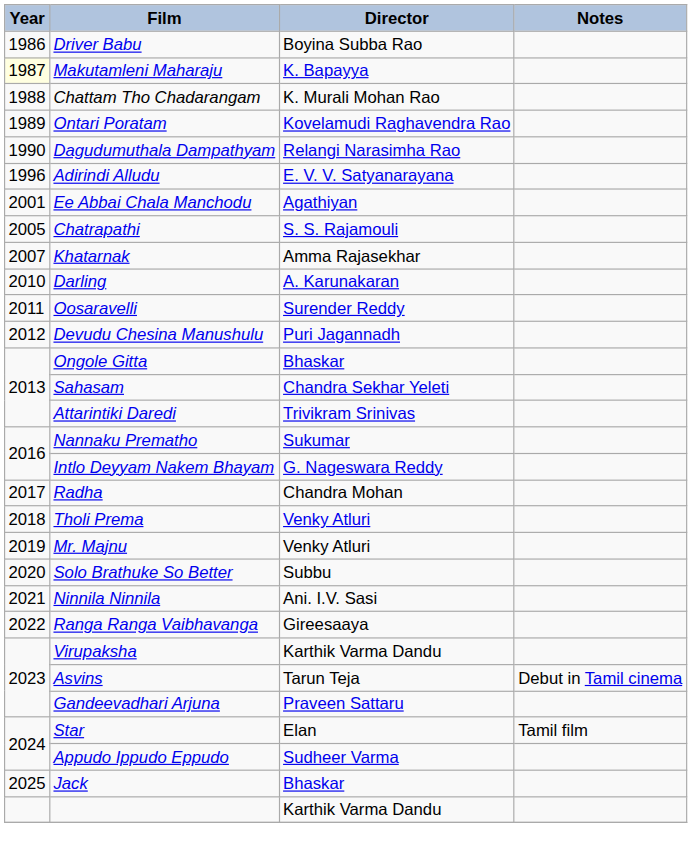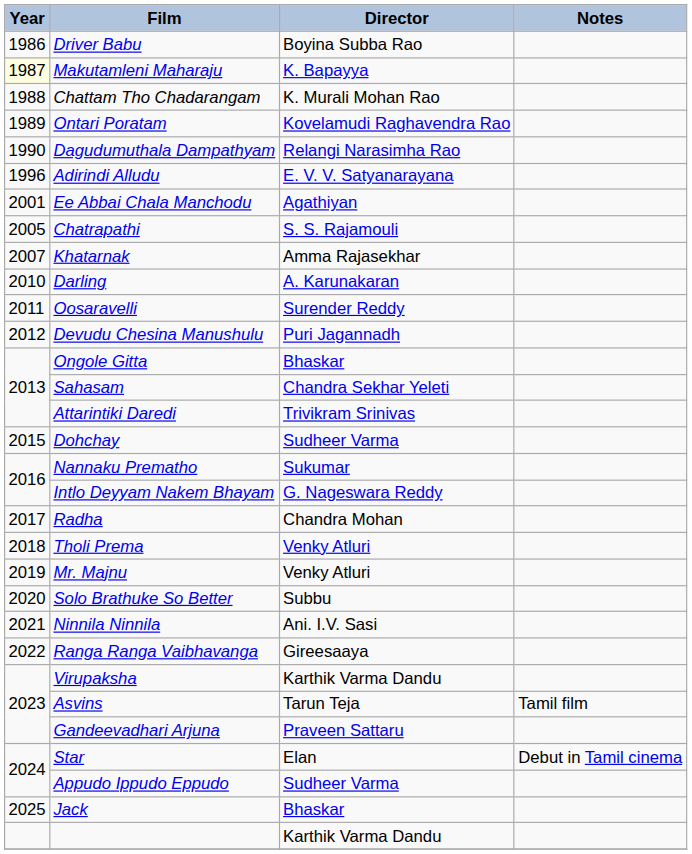+ row: (86, 440)
(600, 678) Debut in Tamil cinema -> (553, 704) Tamil film
(553, 731) Tamil film -> (600, 757) Debut in Tamil cinema
